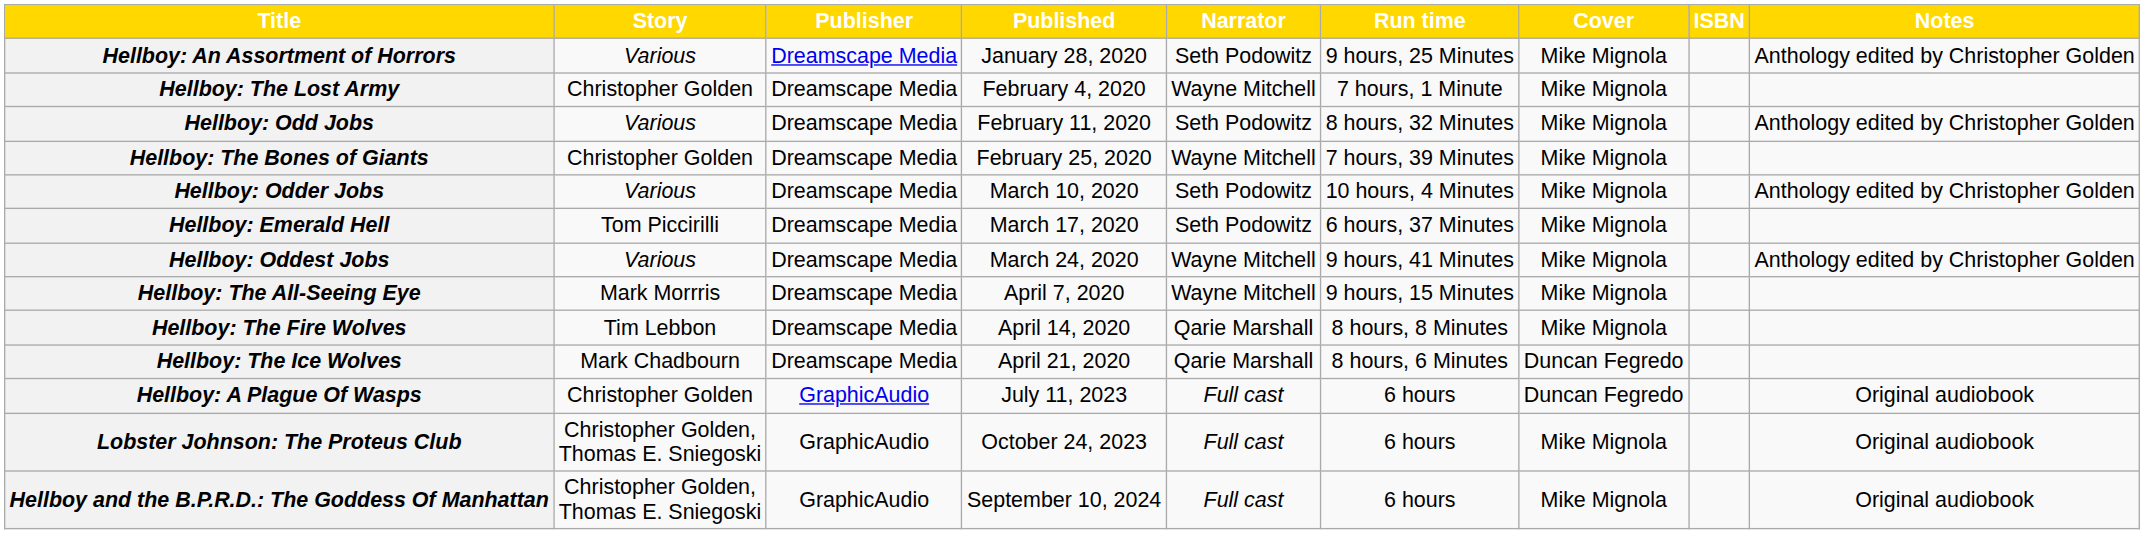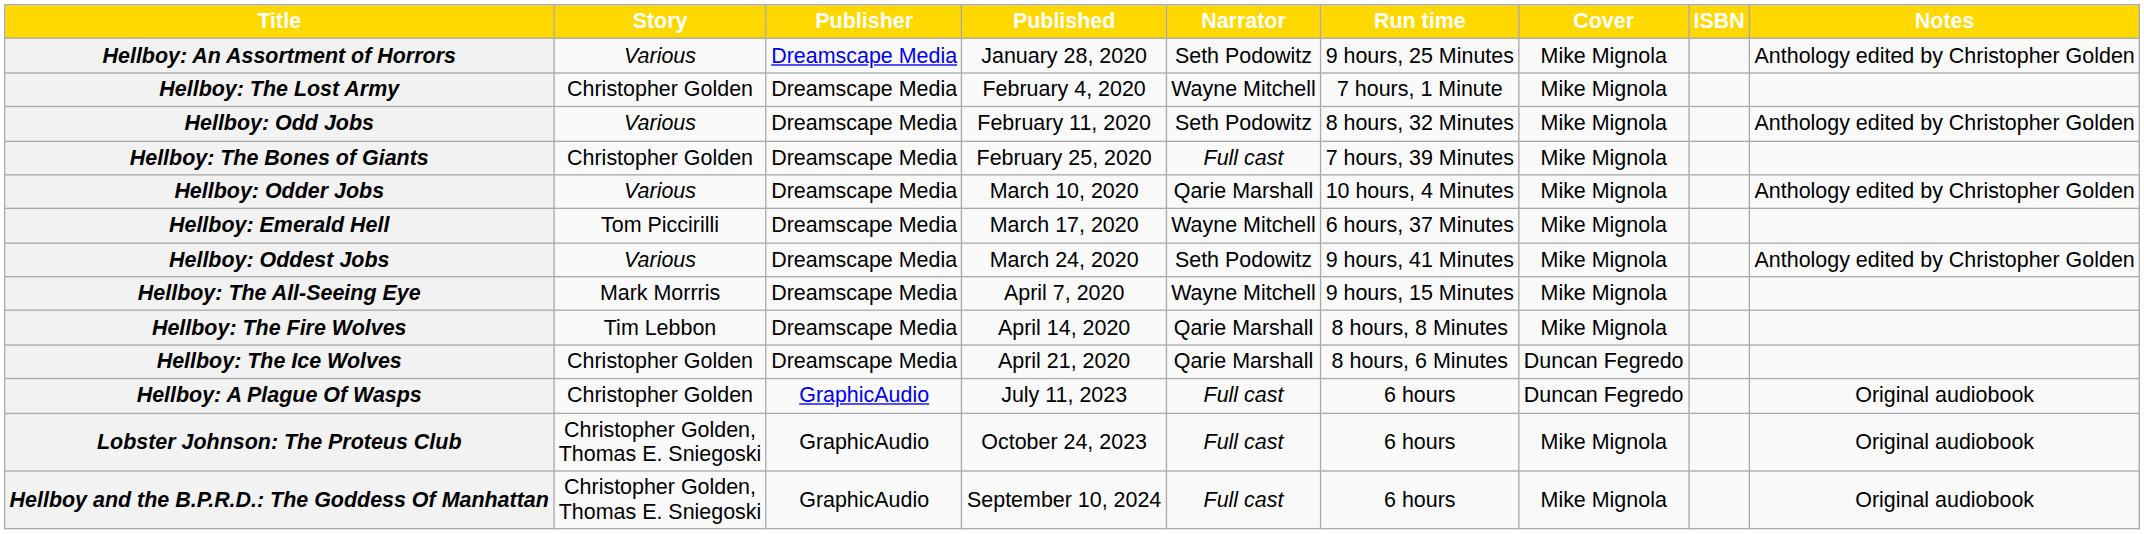(1243, 157) Wayne Mitchell -> (1243, 157) Full cast
(1243, 191) Seth Podowitz -> (1243, 191) Qarie Marshall
(1243, 225) Seth Podowitz -> (1243, 225) Wayne Mitchell
(1243, 259) Wayne Mitchell -> (1243, 259) Seth Podowitz
(660, 361) Mark Chadbourn -> (660, 361) Christopher Golden
